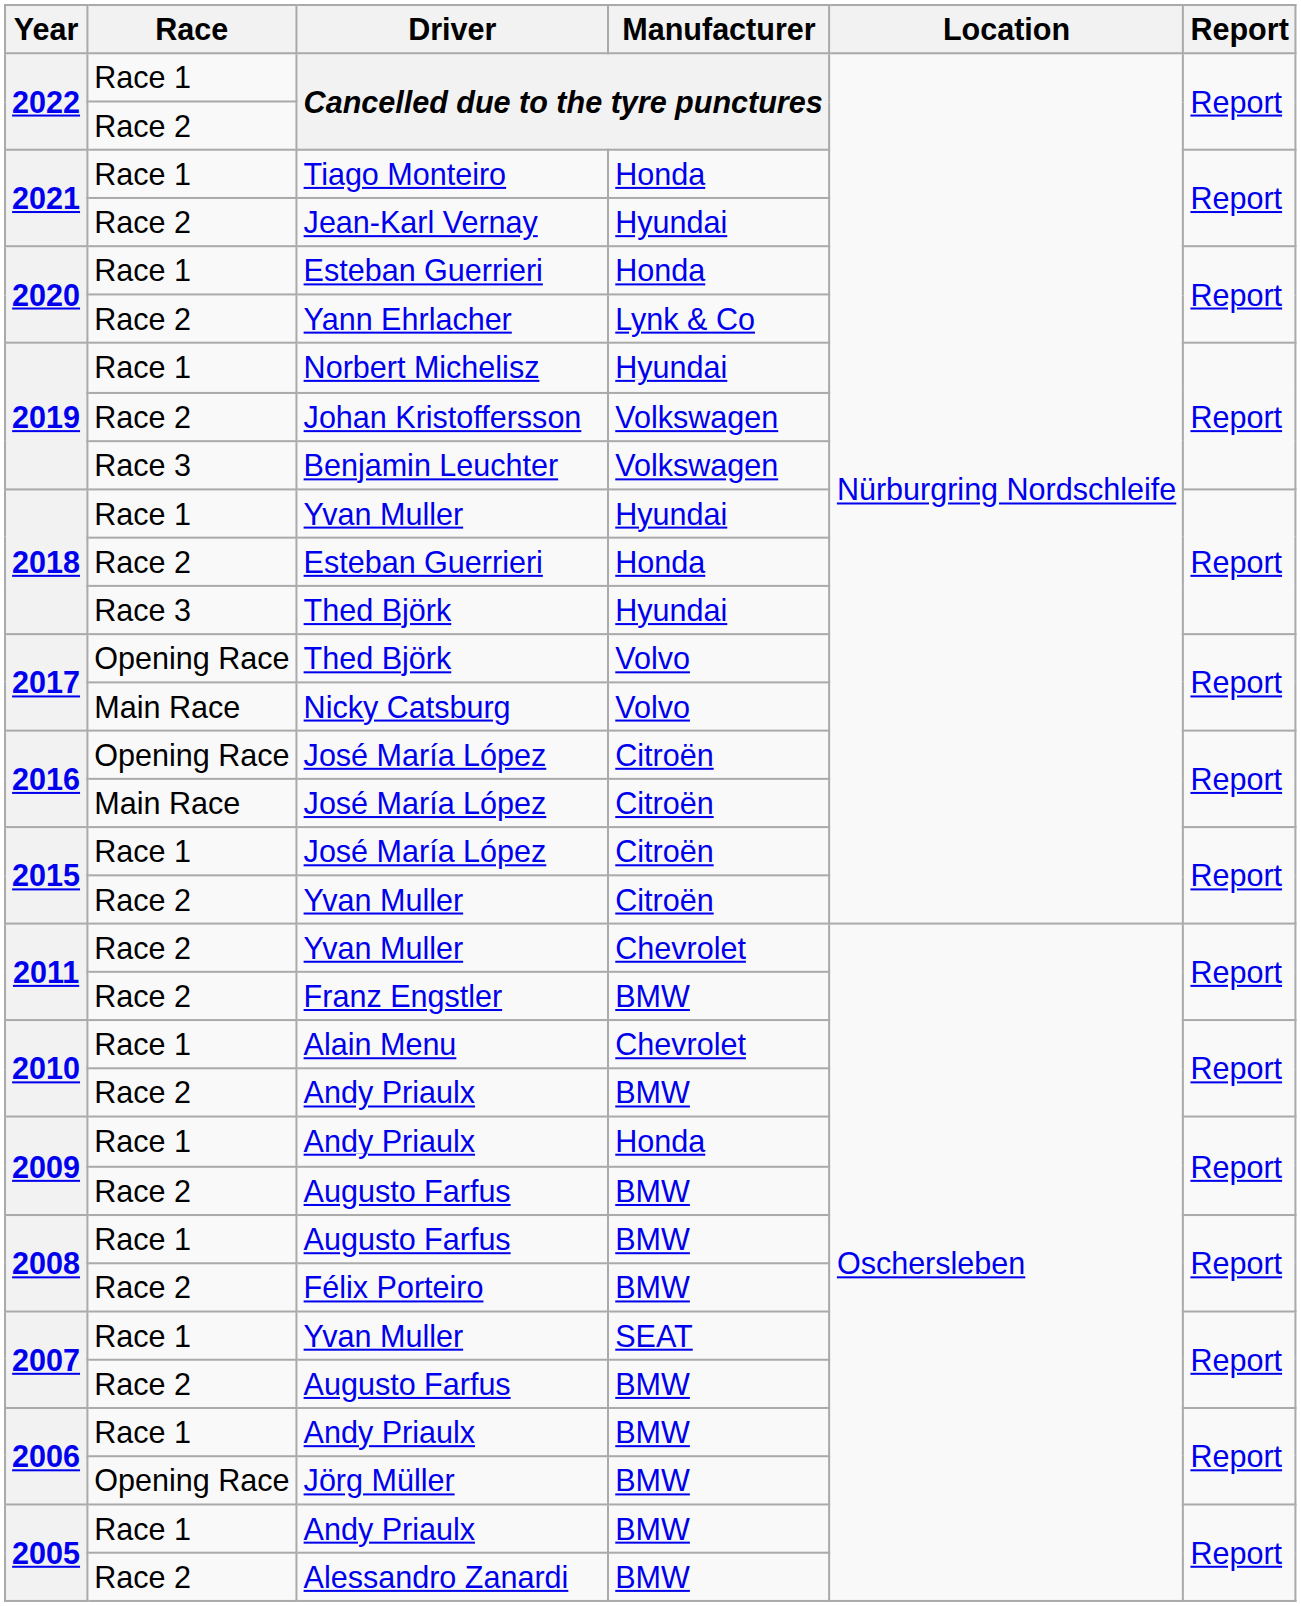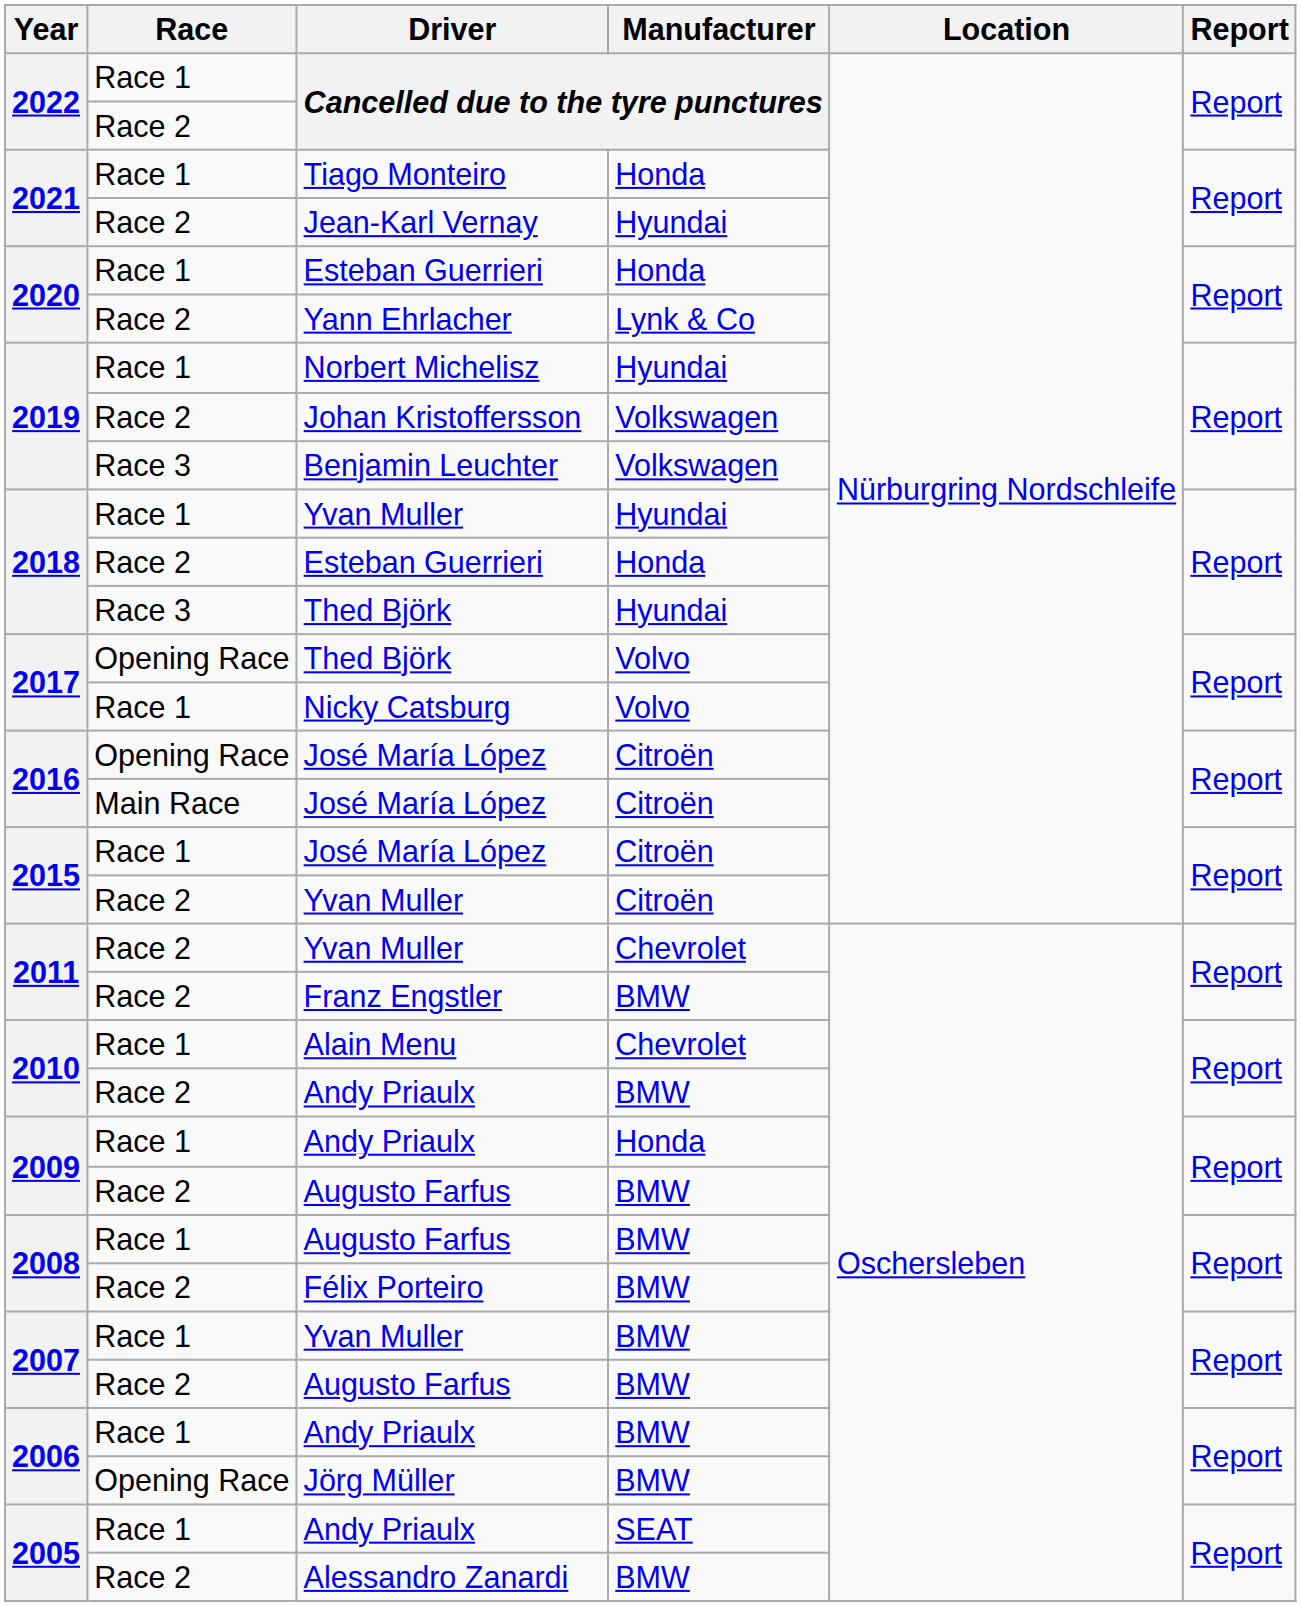(167, 706) Main Race -> (143, 706) Race 1
(654, 1335) SEAT -> (653, 1335) BMW
(653, 1529) BMW -> (654, 1529) SEAT
